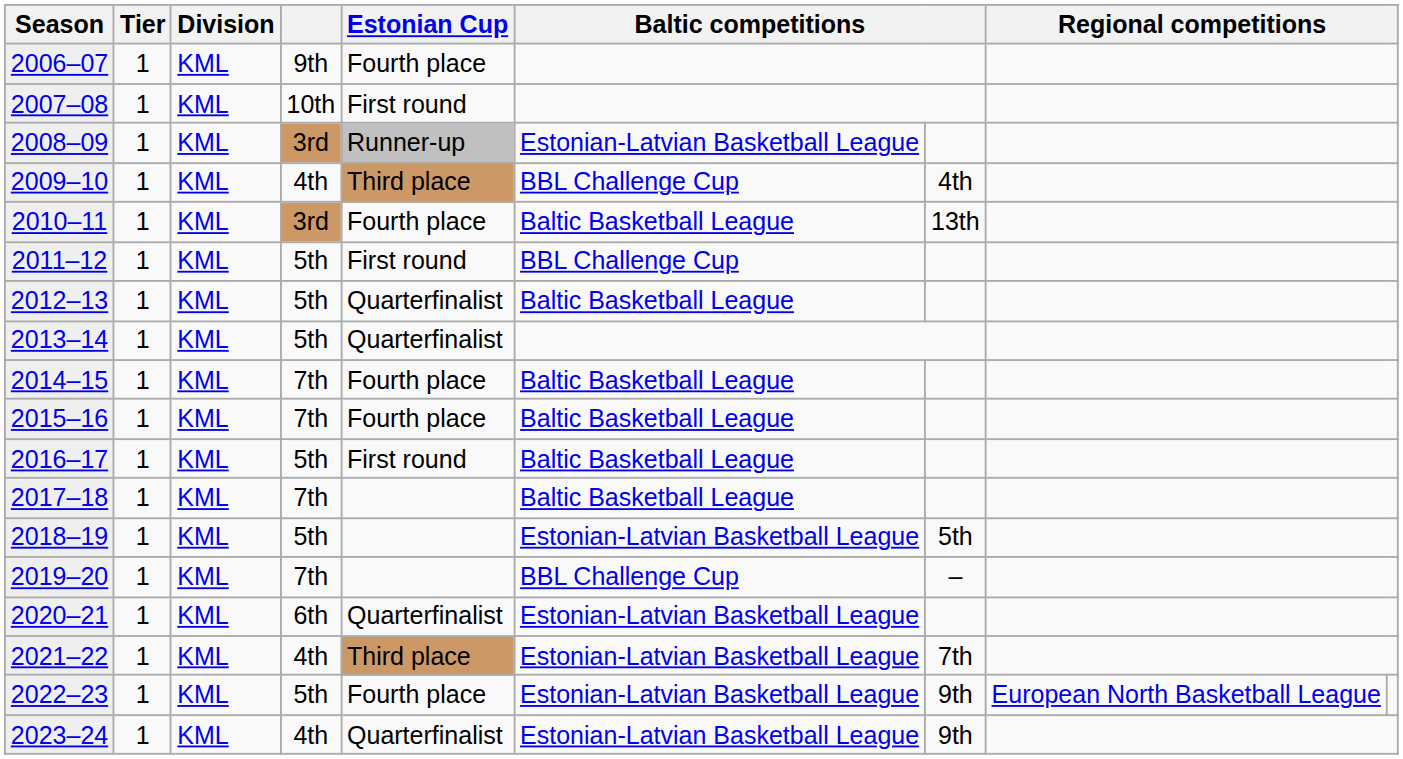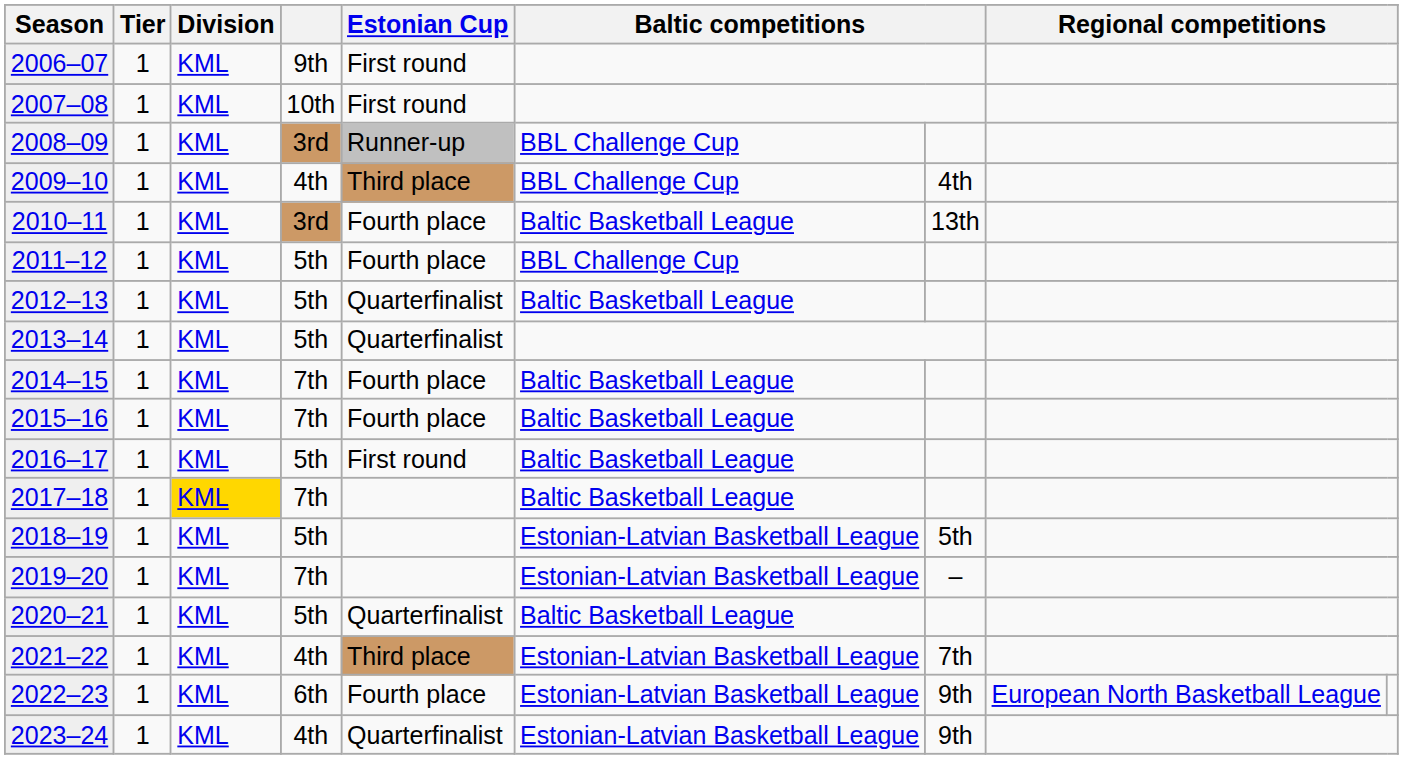(417, 64) Fourth place -> (407, 64) First round
(720, 143) Estonian-Latvian Basketball League -> (629, 143) BBL Challenge Cup
(407, 261) First round -> (417, 261) Fourth place
(203, 498) no background -> (203, 498) gold background
(629, 576) BBL Challenge Cup -> (720, 576) Estonian-Latvian Basketball League
(311, 616) 6th -> (311, 616) 5th
(720, 616) Estonian-Latvian Basketball League -> (657, 616) Baltic Basketball League
(311, 695) 5th -> (311, 695) 6th
